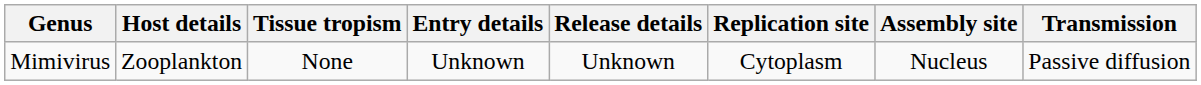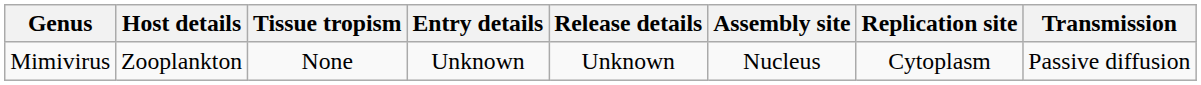columns swapped: (791, 23) <-> (949, 23)
